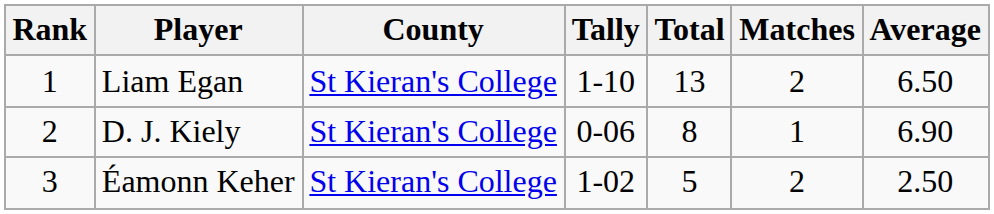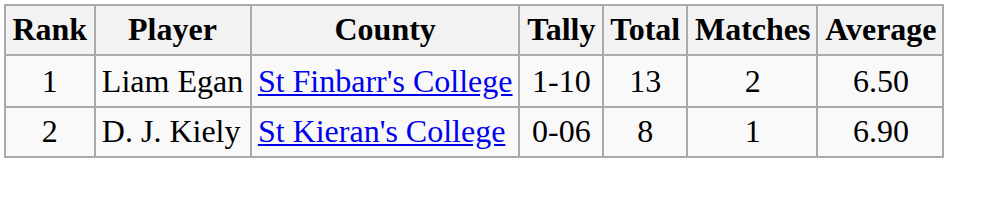(433, 80) St Kieran's College -> (385, 80) St Finbarr's College
- row: (198, 182)
